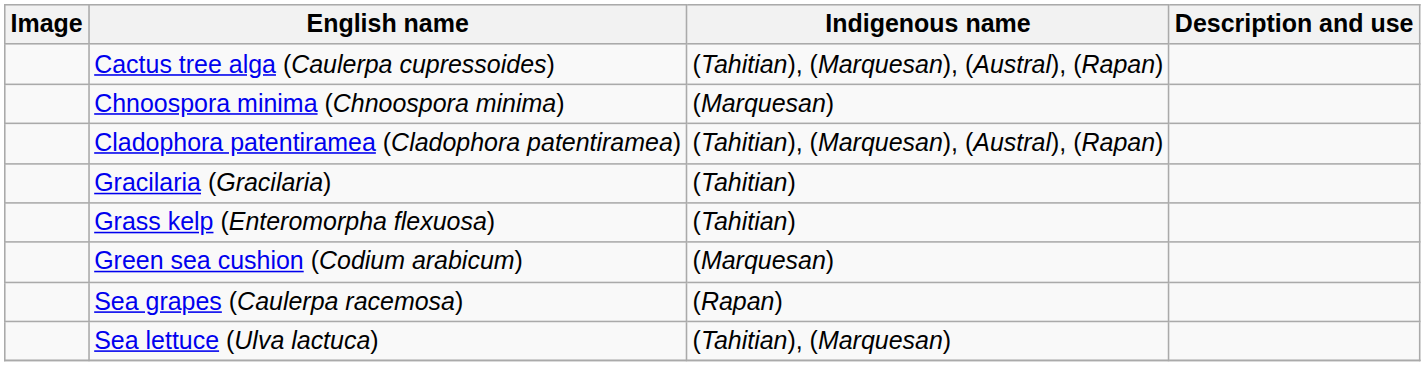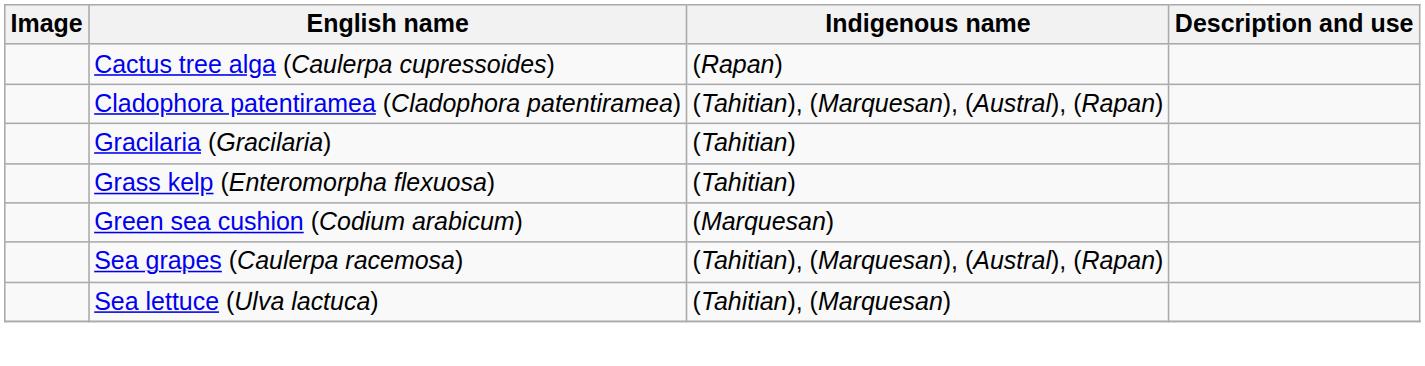(928, 63) (Tahitian), (Marquesan), (Austral), (Rapan) -> (738, 63) (Rapan)
- row: (329, 103)
(738, 301) (Rapan) -> (928, 261) (Tahitian), (Marquesan), (Austral), (Rapan)
